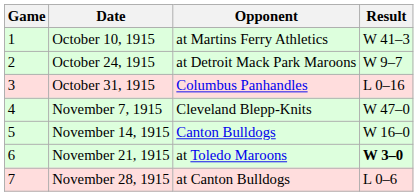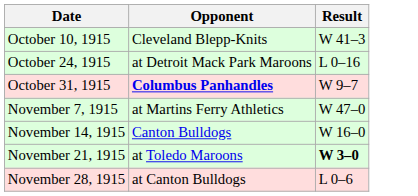- column: (27, 16)
(252, 39) at Martins Ferry Athletics -> (200, 39) Cleveland Blepp-Knits
(383, 62) W 9–7 -> (339, 62) L 0–16
(242, 86) normal -> (203, 86) bold
(384, 86) L 0–16 -> (338, 86) W 9–7
(244, 109) Cleveland Blepp-Knits -> (208, 109) at Martins Ferry Athletics
